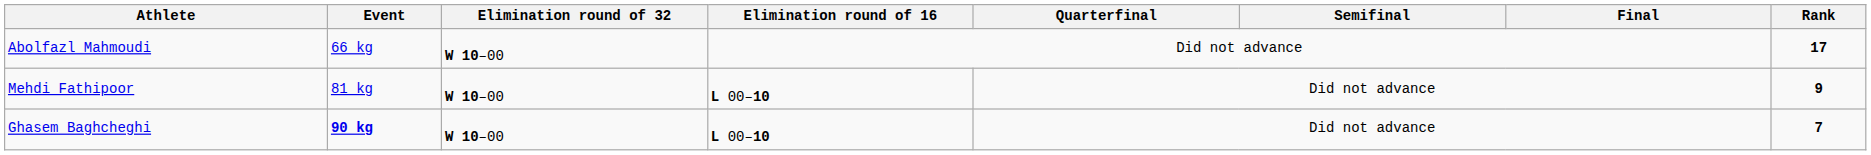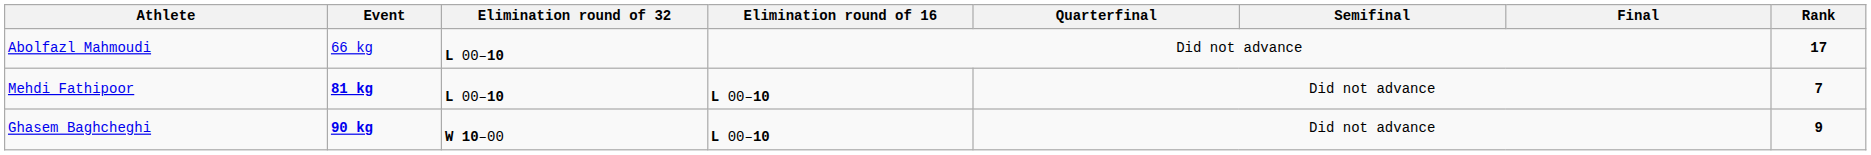(474, 56) W 10–00 -> (474, 56) L 00–10
(352, 88) normal -> (352, 88) bold
(474, 97) W 10–00 -> (474, 97) L 00–10
(1819, 88) 9 -> (1819, 88) 7
(1819, 129) 7 -> (1819, 129) 9
